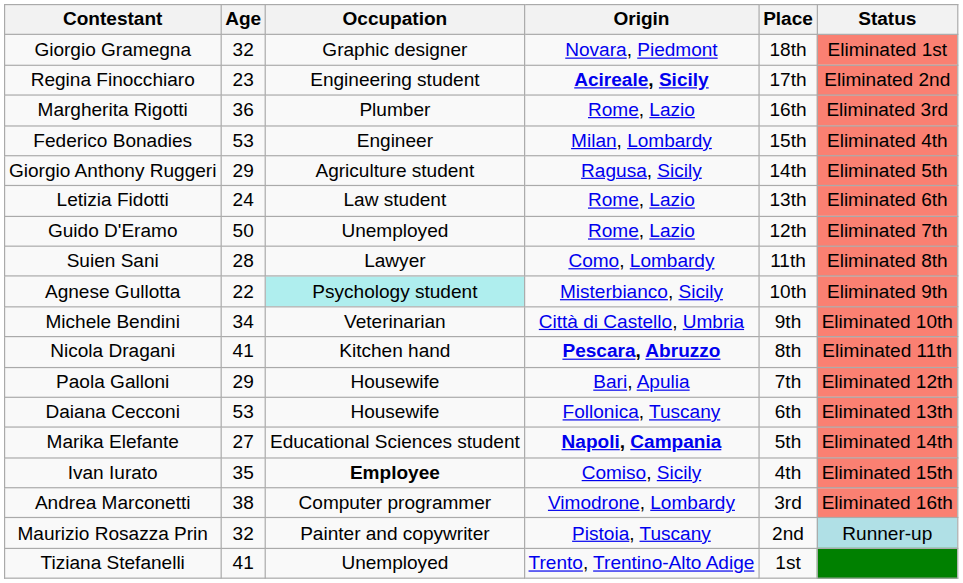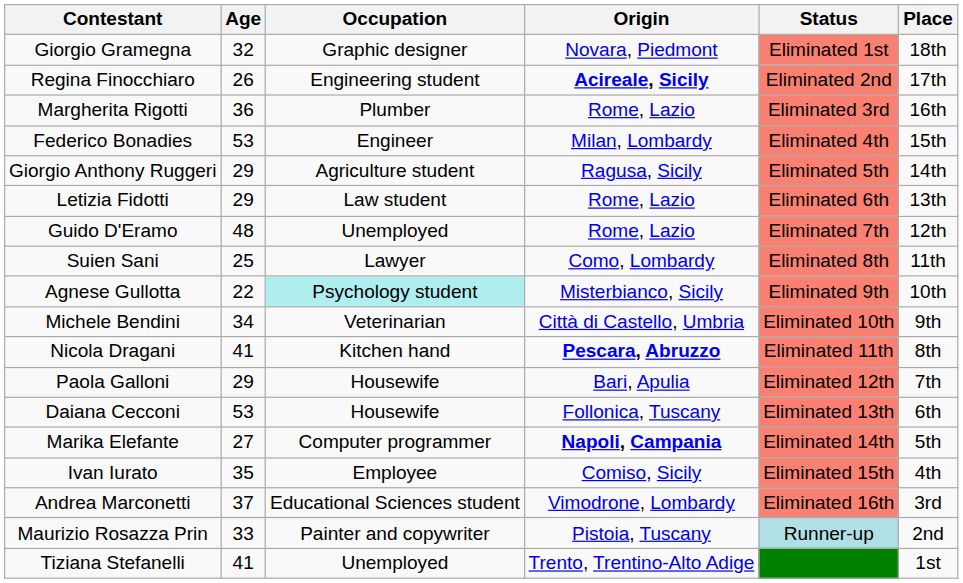columns swapped: (887, 19) <-> (788, 19)
(243, 79) 23 -> (243, 79) 26
(243, 200) 24 -> (243, 200) 29
(243, 230) 50 -> (243, 230) 48
(243, 261) 28 -> (243, 261) 25
(395, 442) Educational Sciences student -> (395, 442) Computer programmer
(395, 472) bold -> (395, 472) normal
(243, 502) 38 -> (243, 502) 37
(395, 502) Computer programmer -> (395, 502) Educational Sciences student
(243, 532) 32 -> (243, 532) 33
